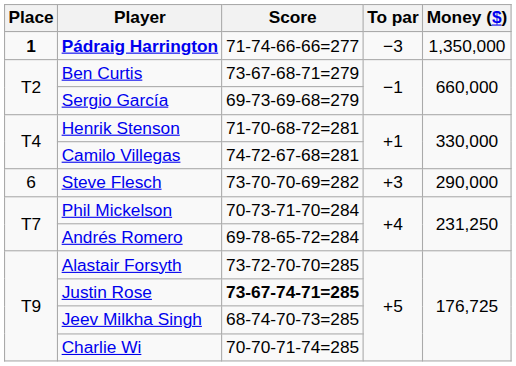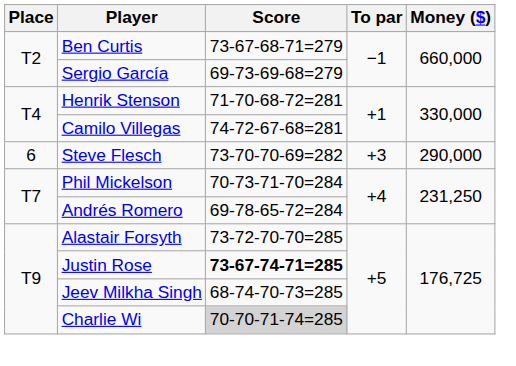- row: (140, 45)
(293, 347) no background -> (276, 319) lightgrey background
